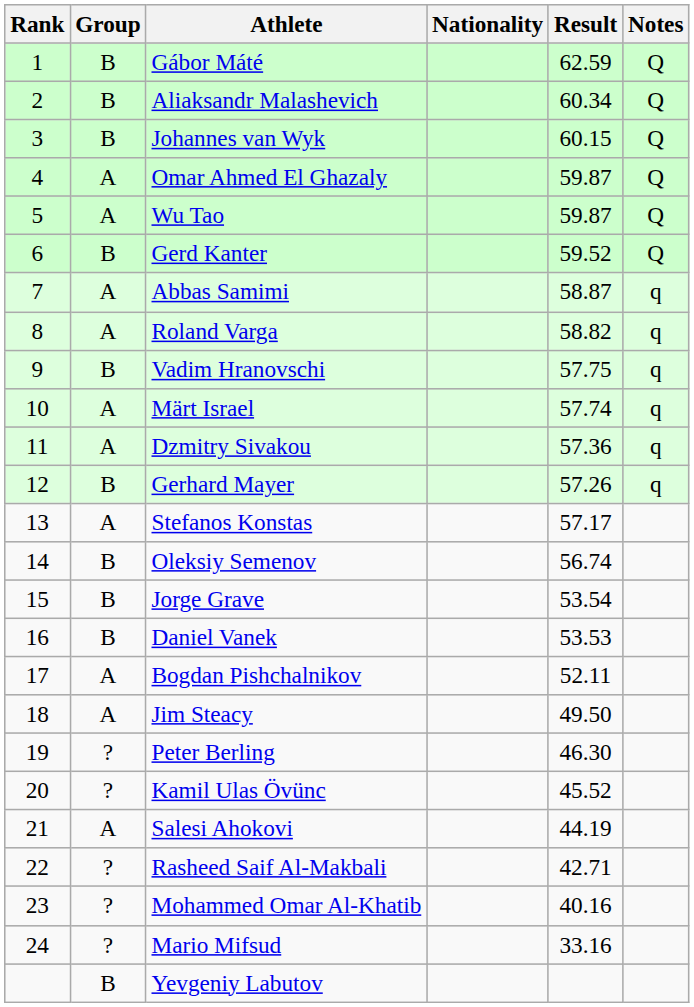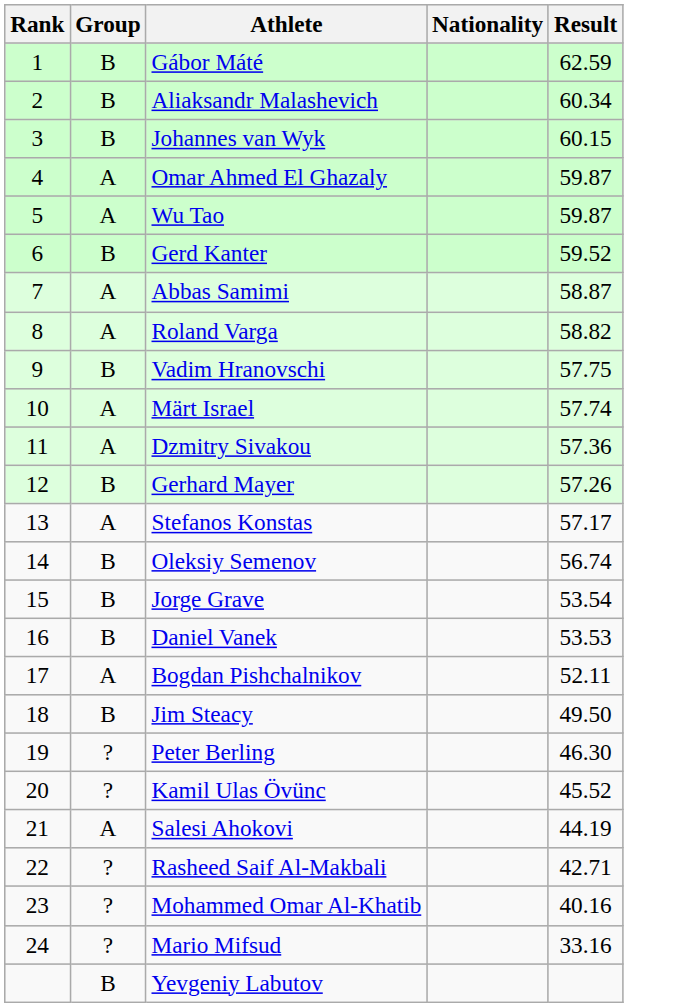- column: (656, 23)
(108, 714) A -> (108, 714) B
